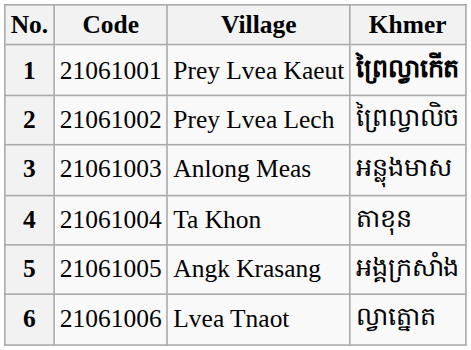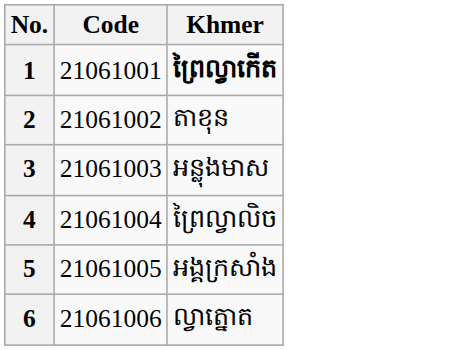- column: (259, 24)
(408, 118) ព្រៃល្វាលិច -> (201, 118) តាខុន
(384, 217) តាខុន -> (225, 217) ព្រៃល្វាលិច
